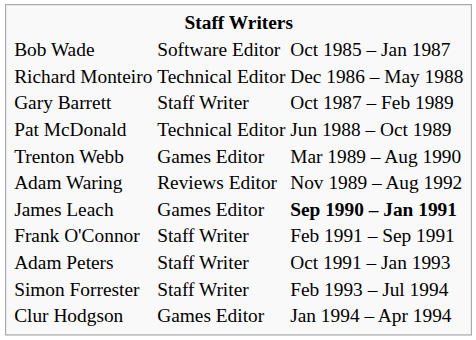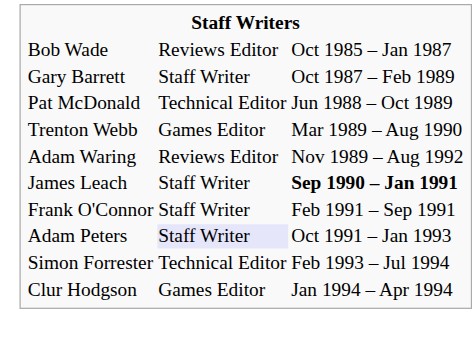(219, 50) Software Editor -> (218, 50) Reviews Editor
- row: (83, 76)
(211, 209) Games Editor -> (204, 183) Staff Writer
(203, 263) no background -> (204, 236) lavender background
(203, 289) Staff Writer -> (222, 263) Technical Editor
